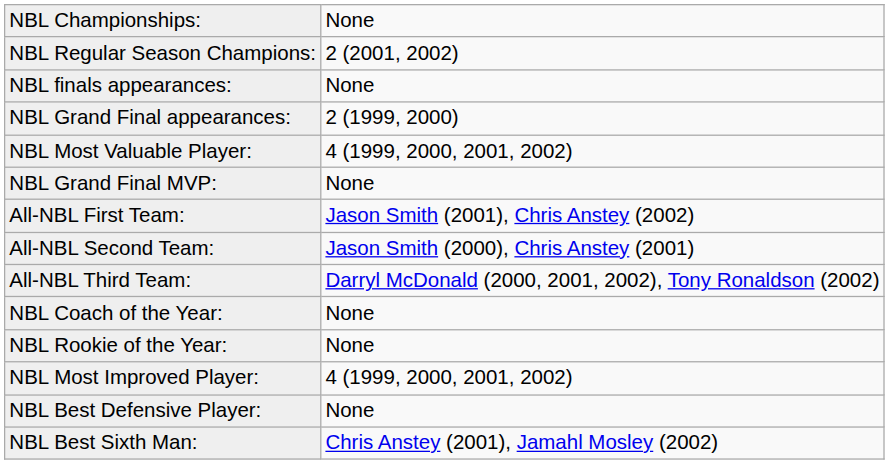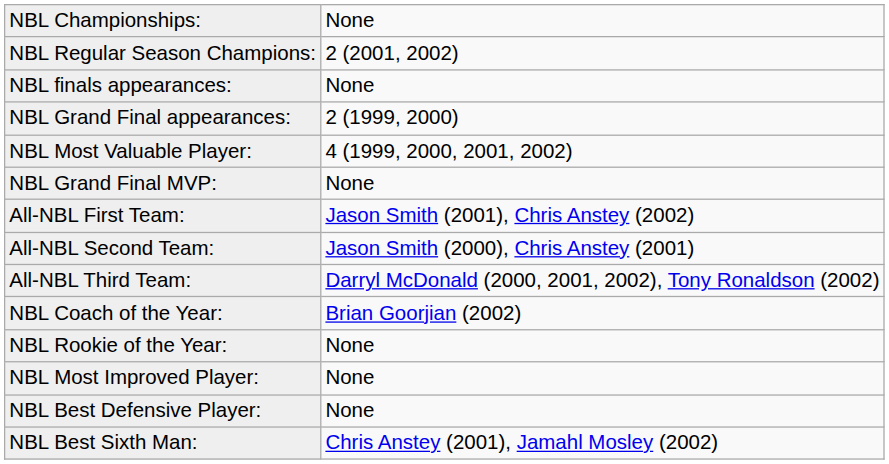(350, 313) None -> (423, 313) Brian Goorjian (2002)
(449, 378) 4 (1999, 2000, 2001, 2002) -> (350, 378) None
